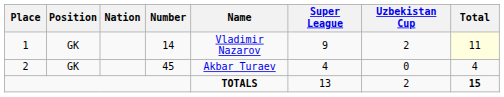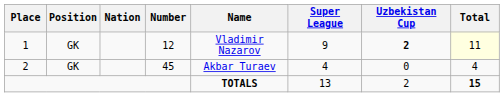(168, 46) 14 -> (168, 46) 12
(406, 46) normal -> (406, 46) bold
